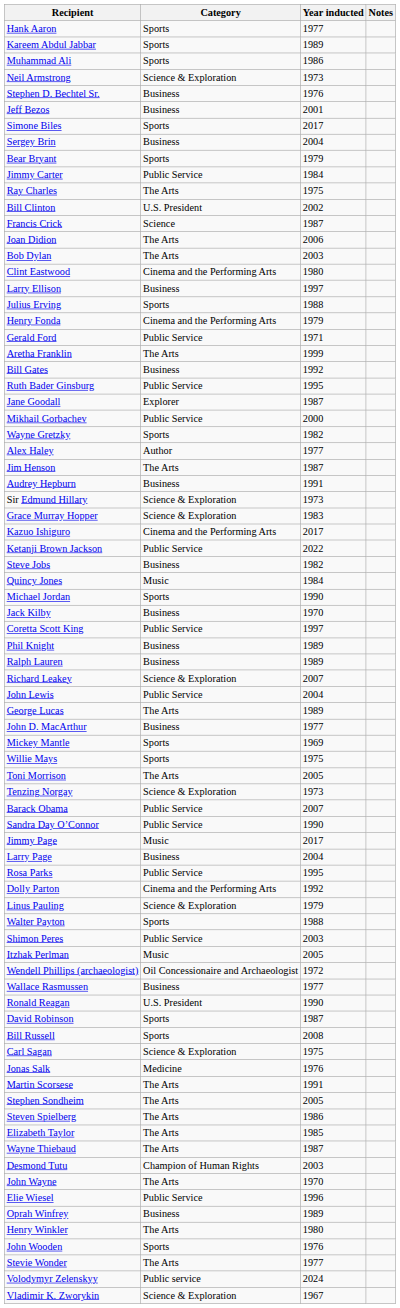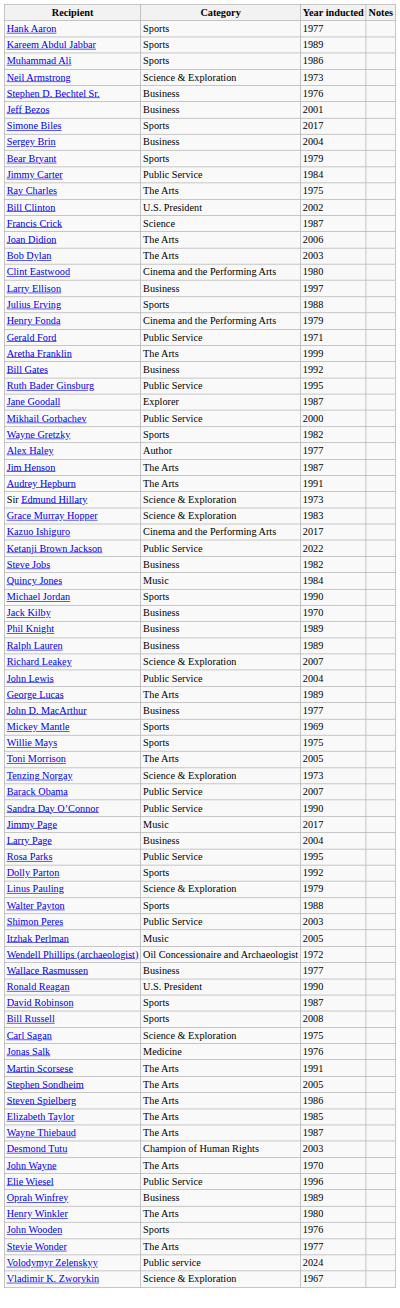(161, 483) Business -> (161, 483) The Arts
- row: (45, 629)
(210, 889) Cinema and the Performing Arts -> (156, 873) Sports
